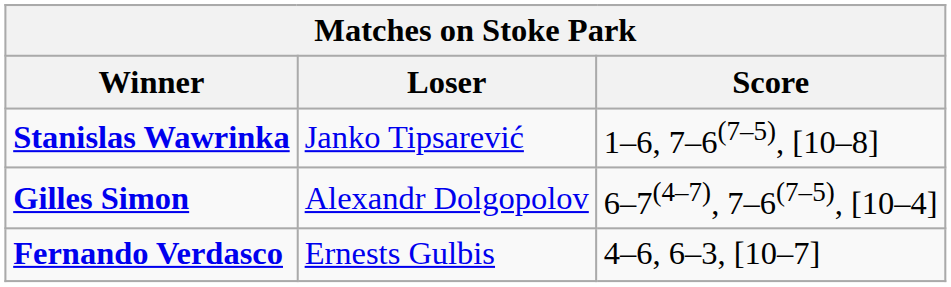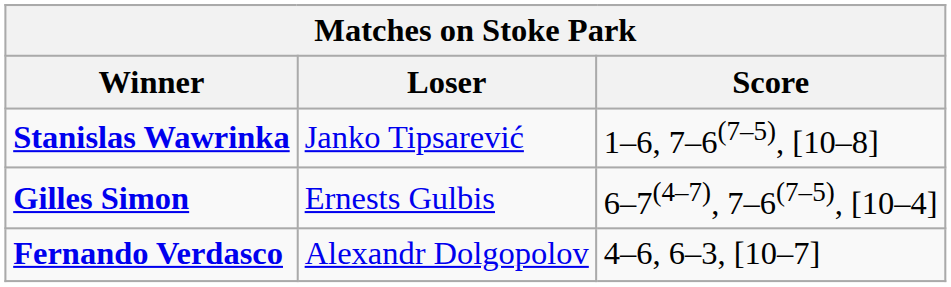(447, 197) Alexandr Dolgopolov -> (400, 197) Ernests Gulbis
(400, 253) Ernests Gulbis -> (447, 253) Alexandr Dolgopolov
